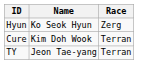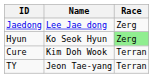+ row: (24, 25)
(111, 25) no background -> (126, 39) lightgreen background
